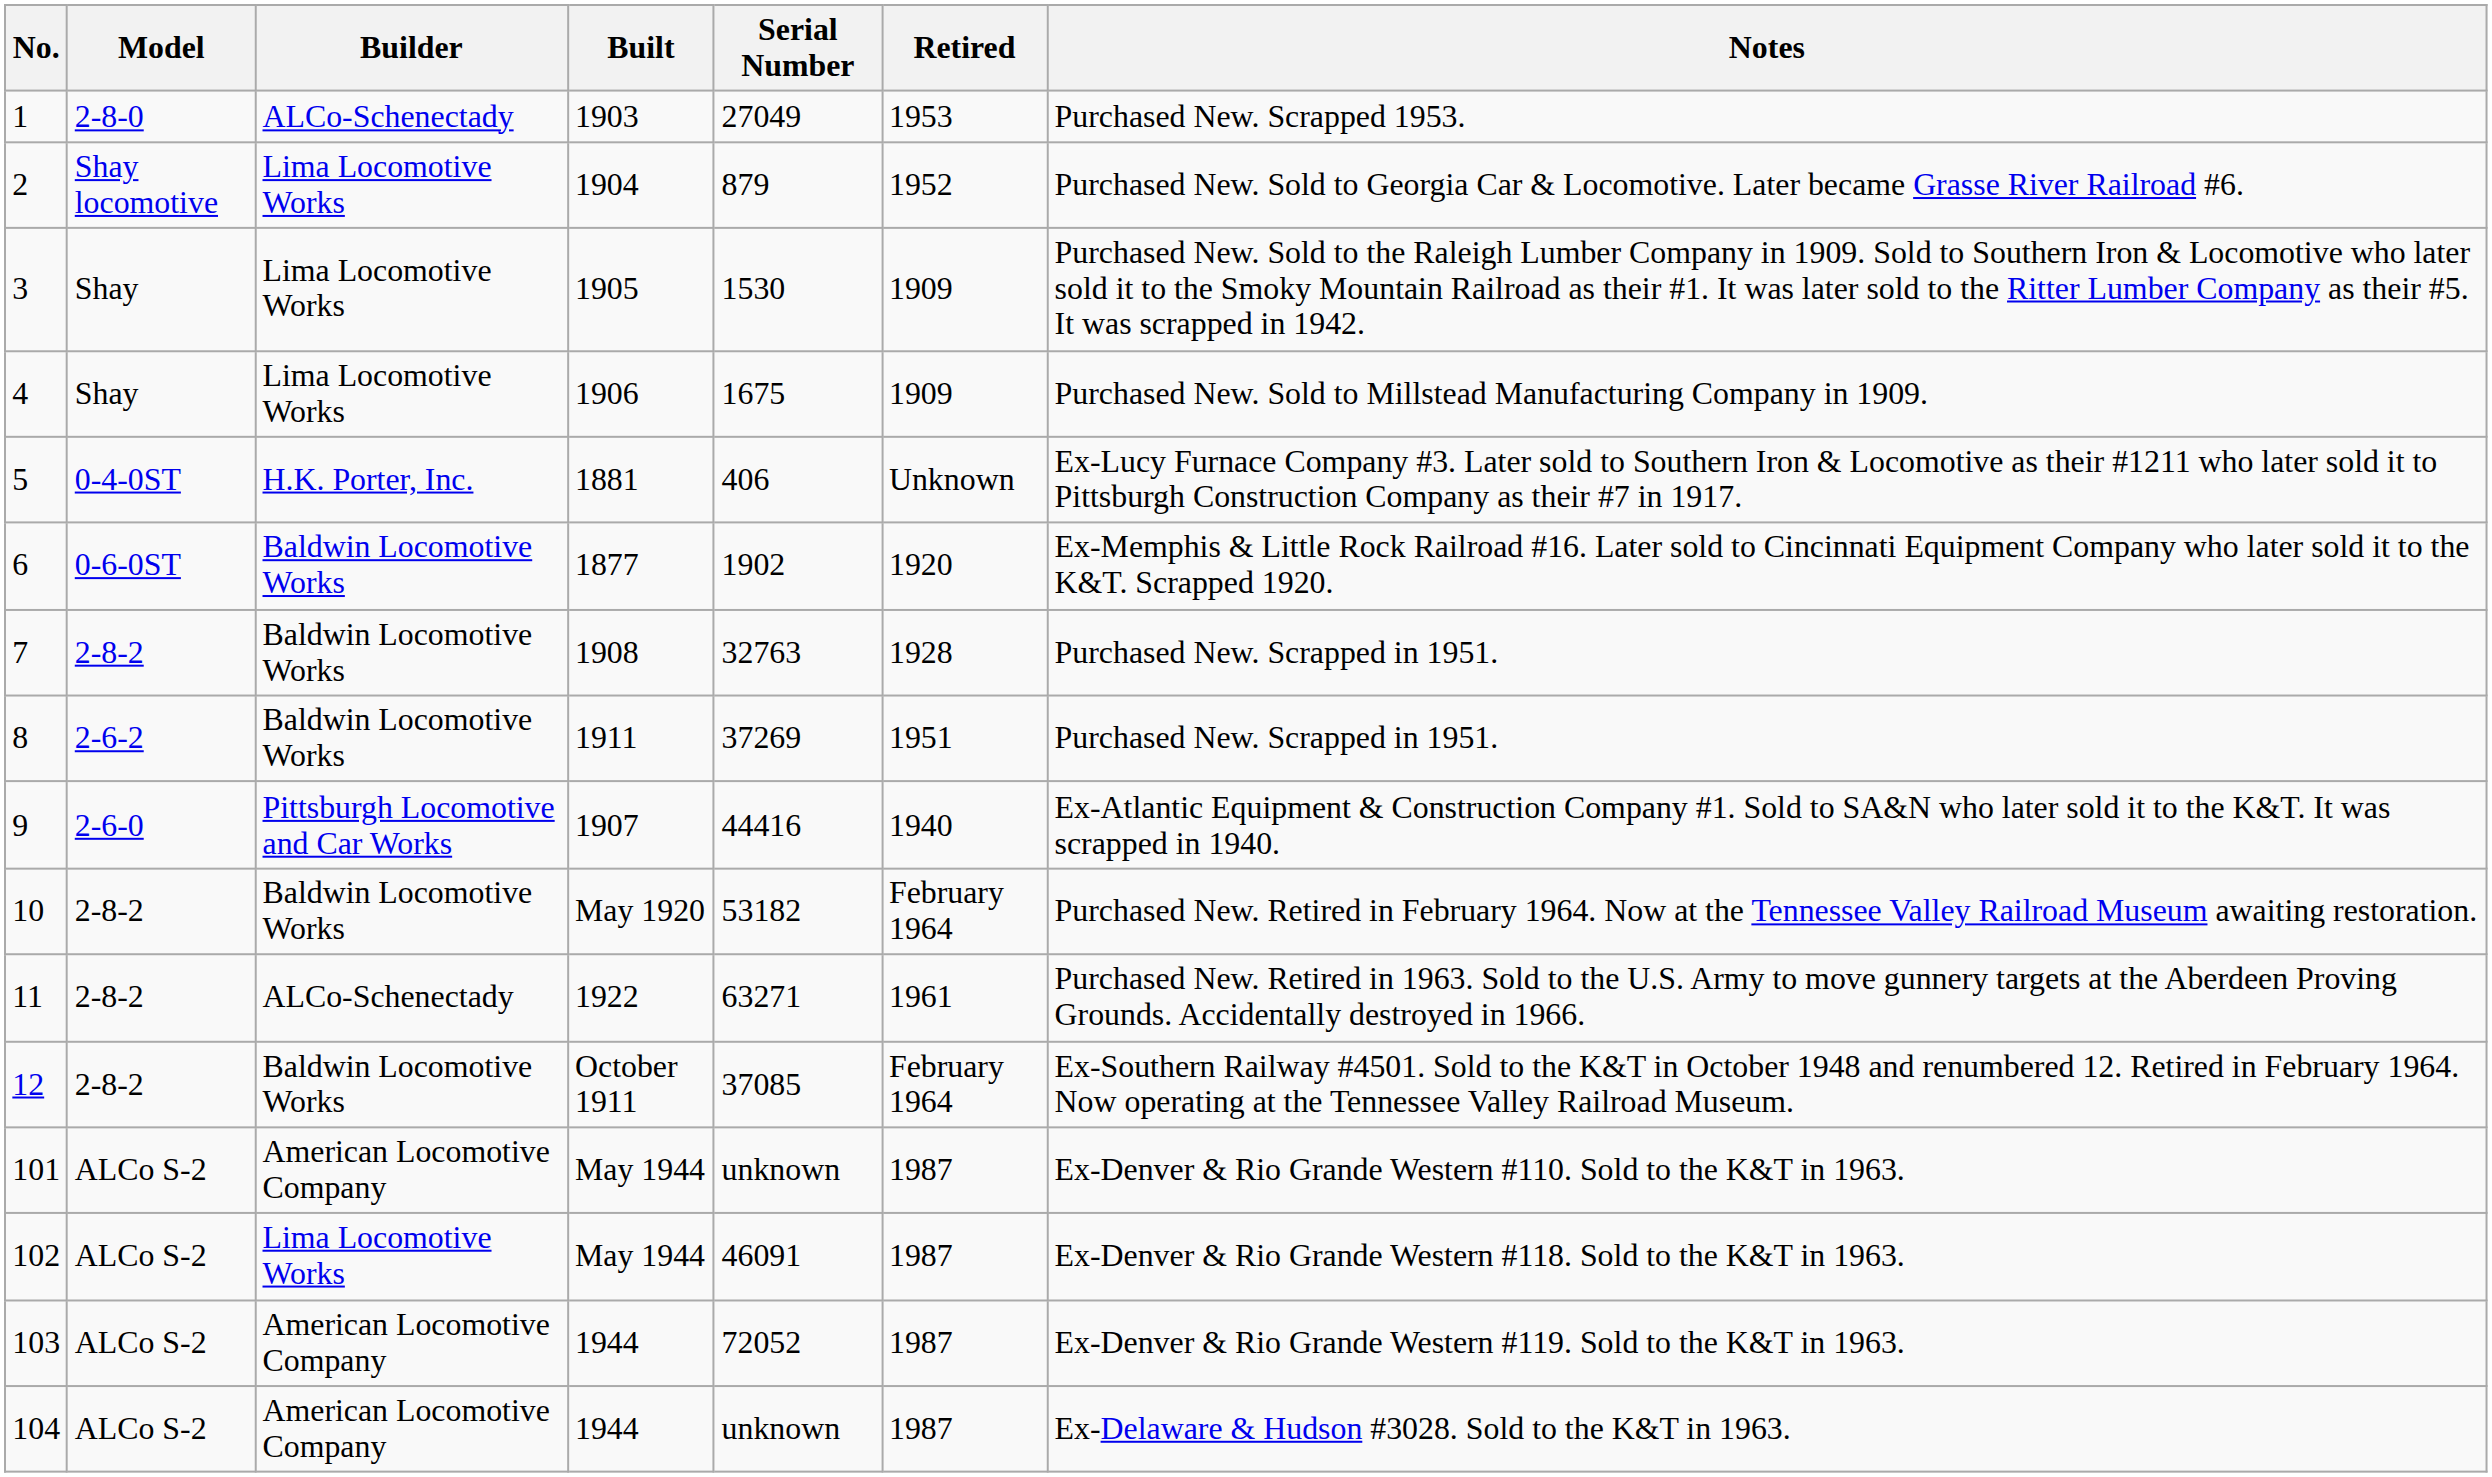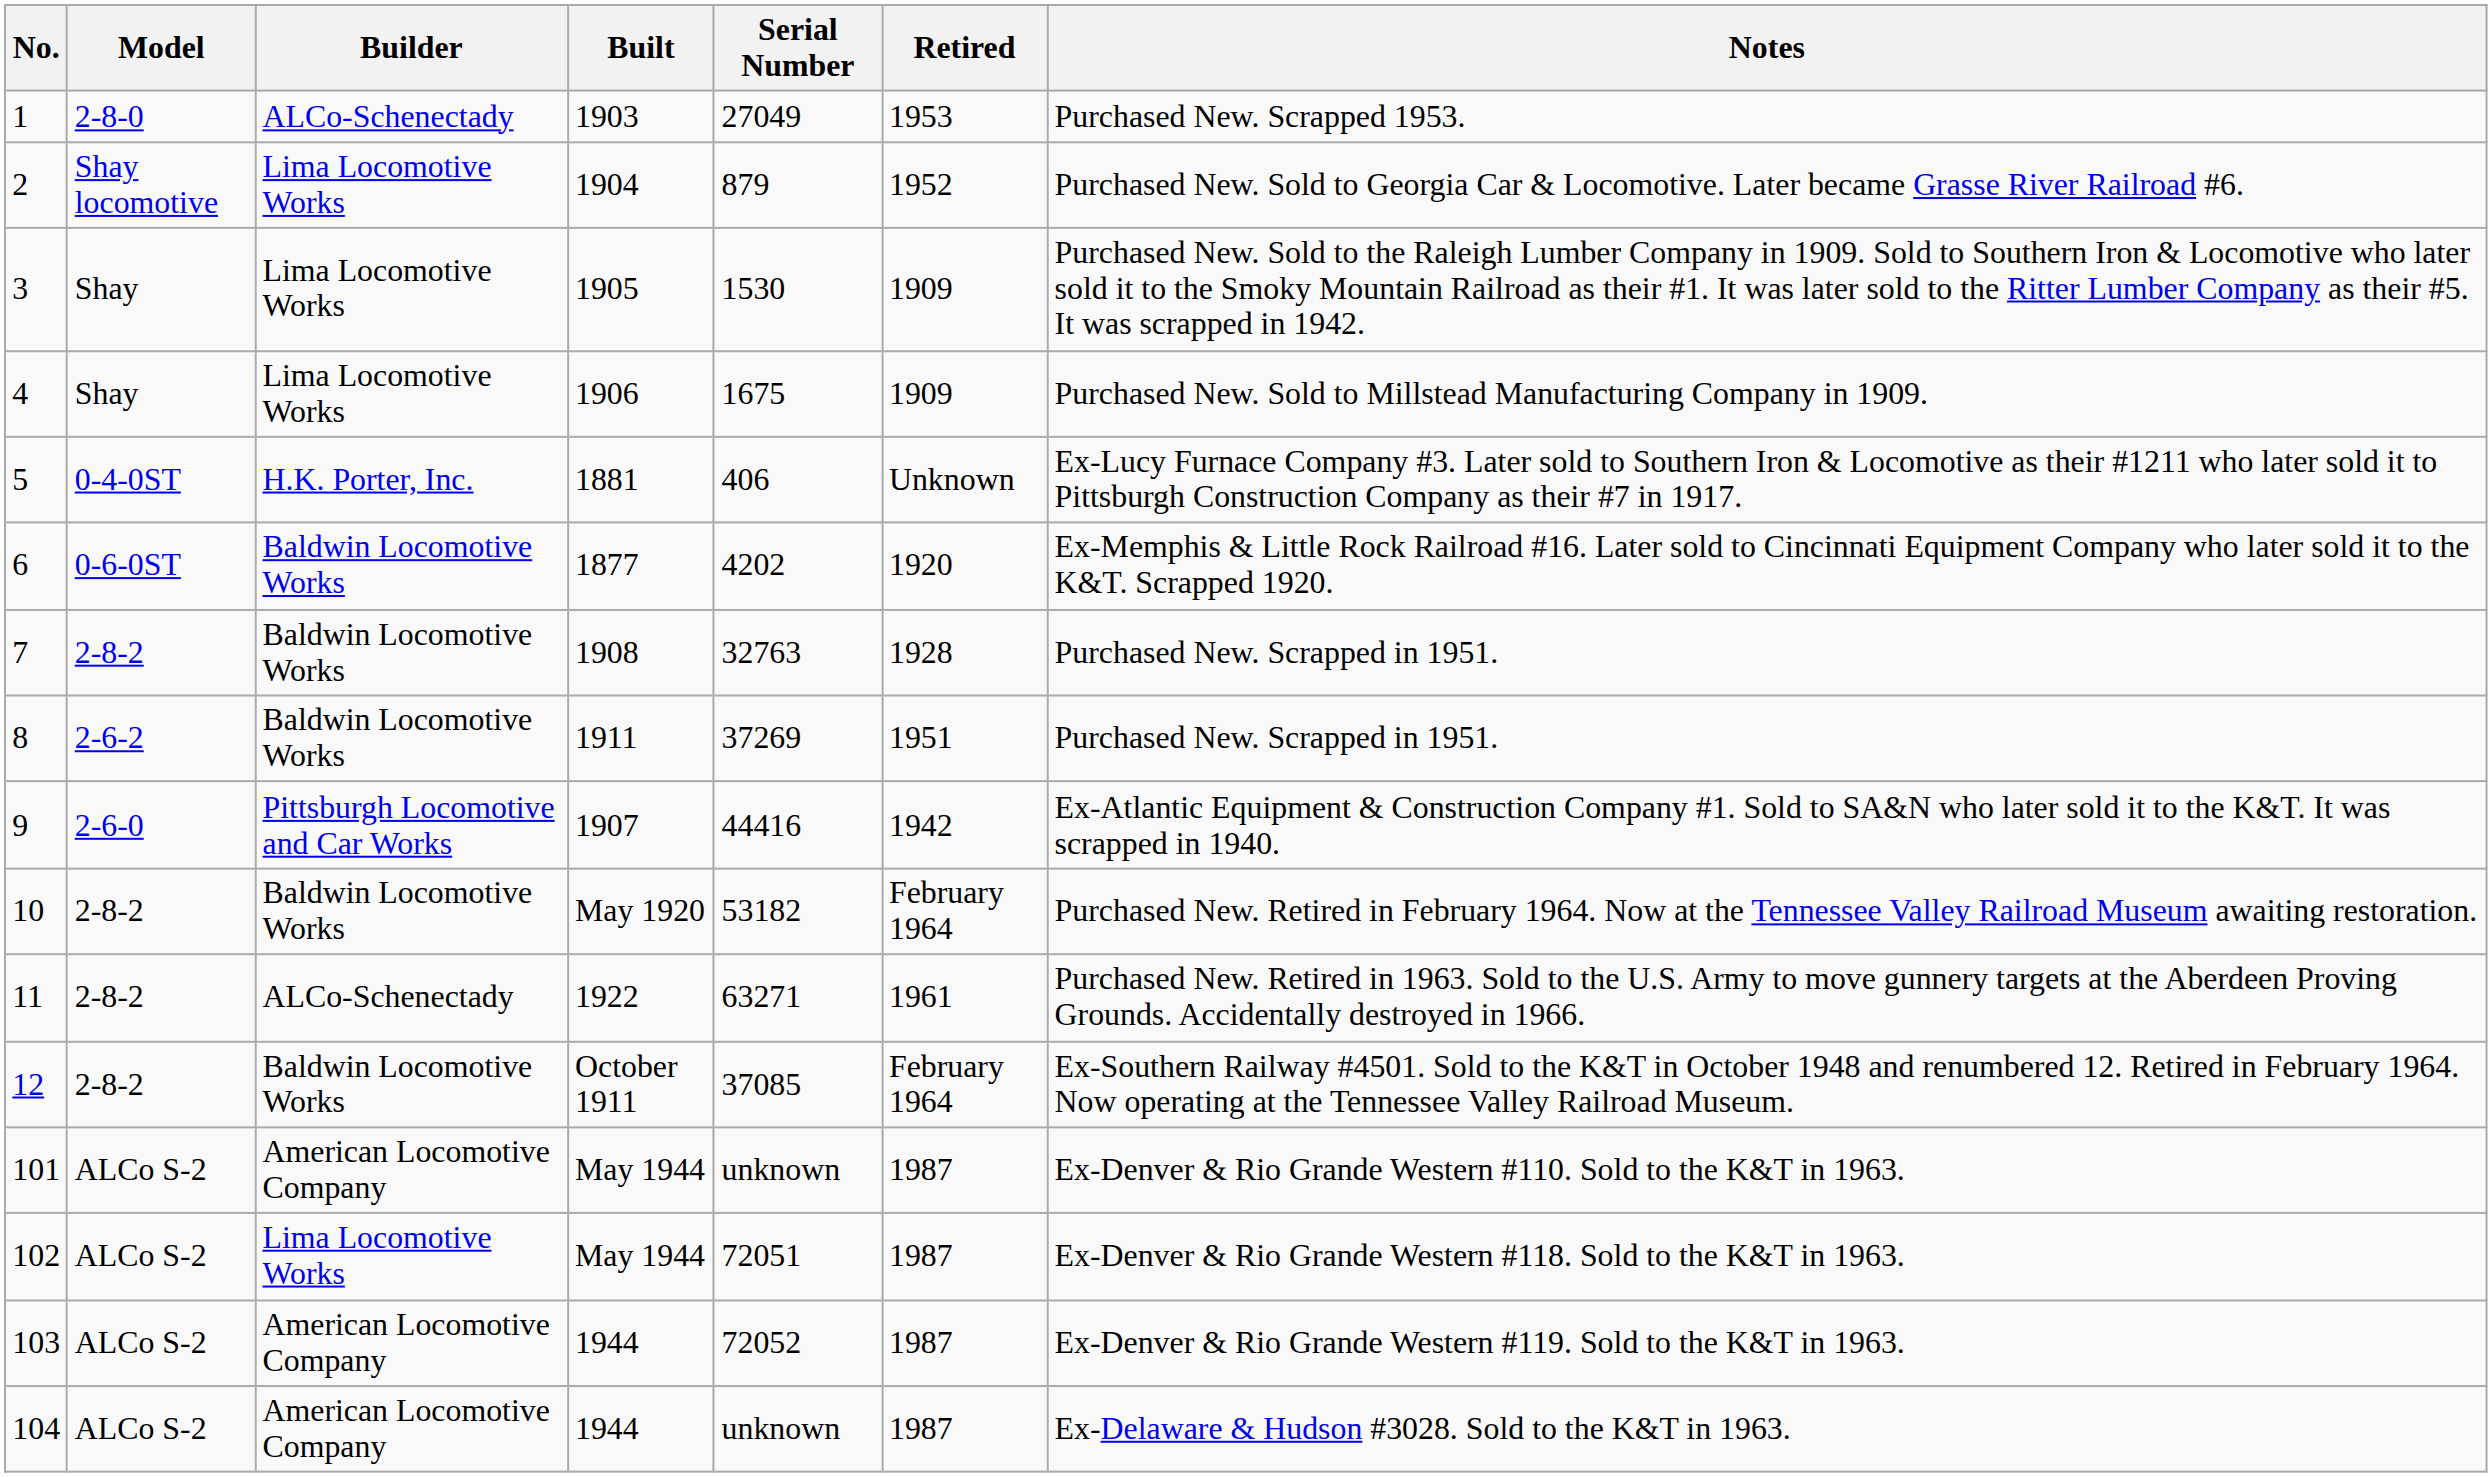(753, 565) 1902 -> (753, 565) 4202
(921, 824) 1940 -> (921, 824) 1942
(761, 1256) 46091 -> (761, 1256) 72051
